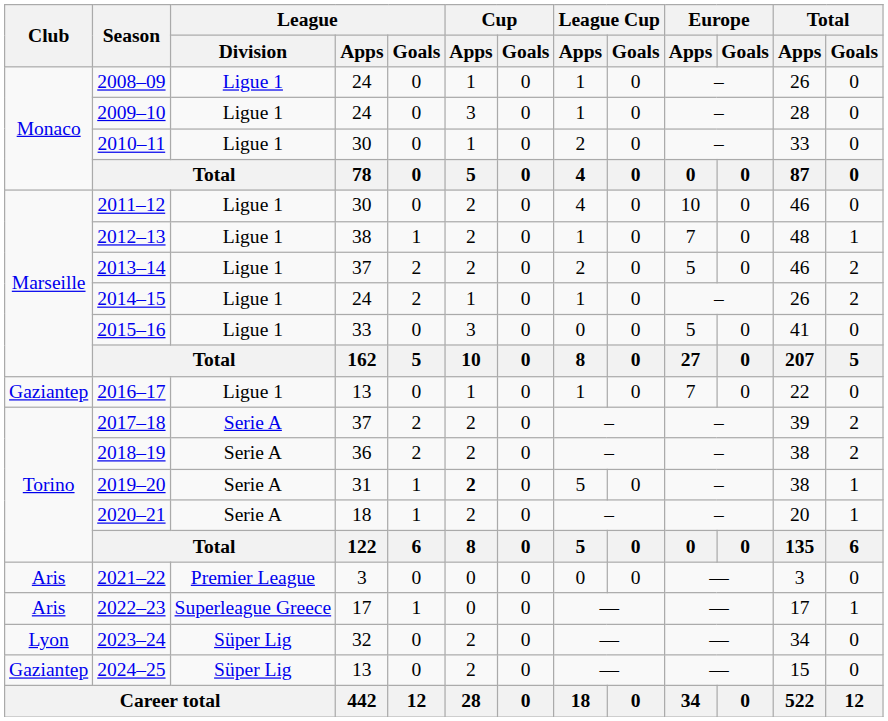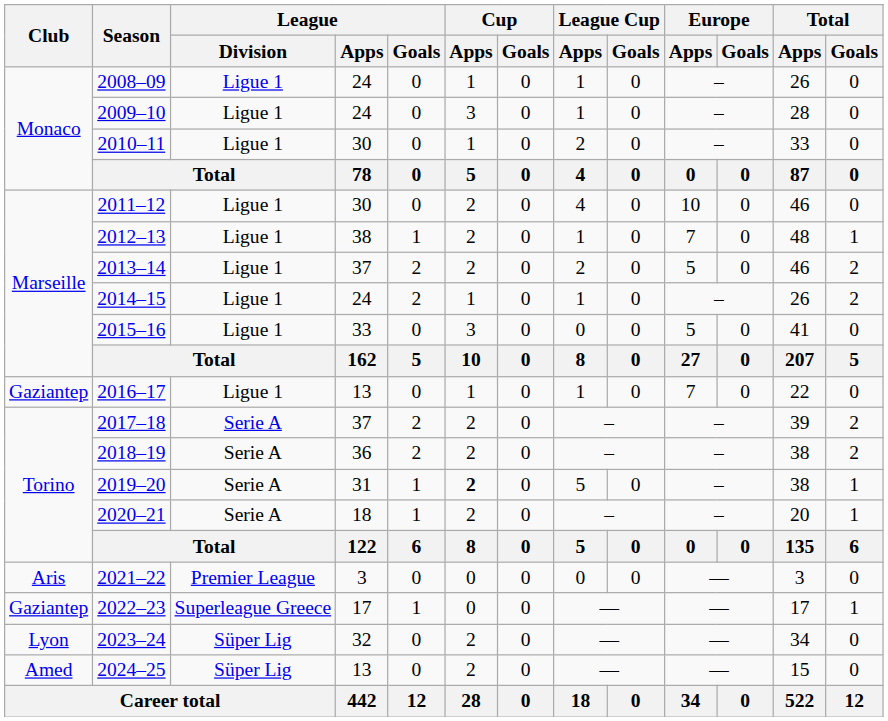(49, 608) Aris -> (49, 608) Gaziantep
(49, 670) Gaziantep -> (49, 670) Amed
